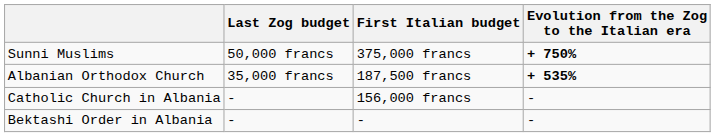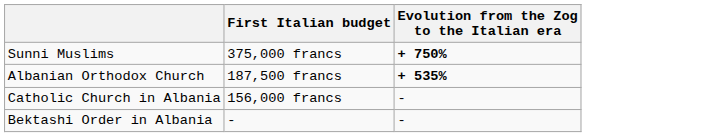- column: (289, 24)
